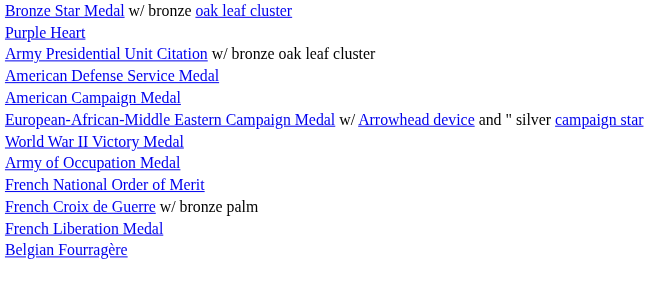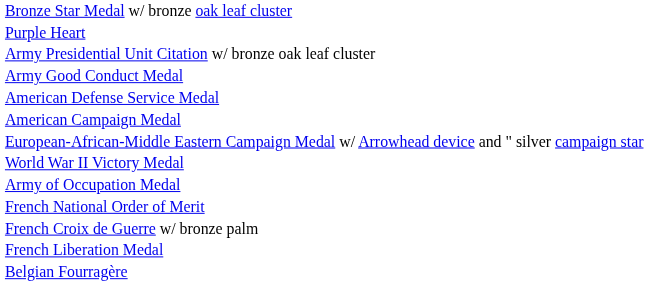+ row: (94, 76)
